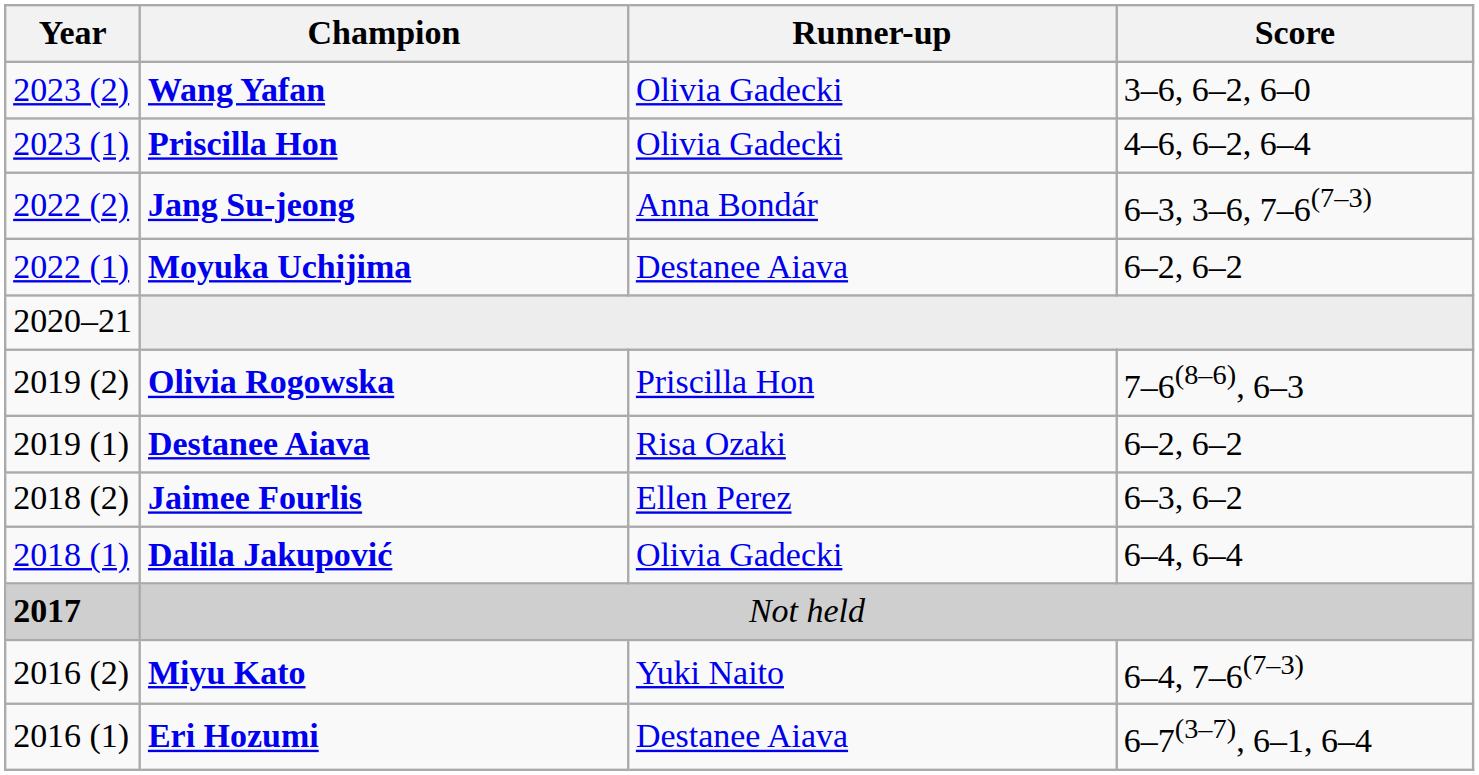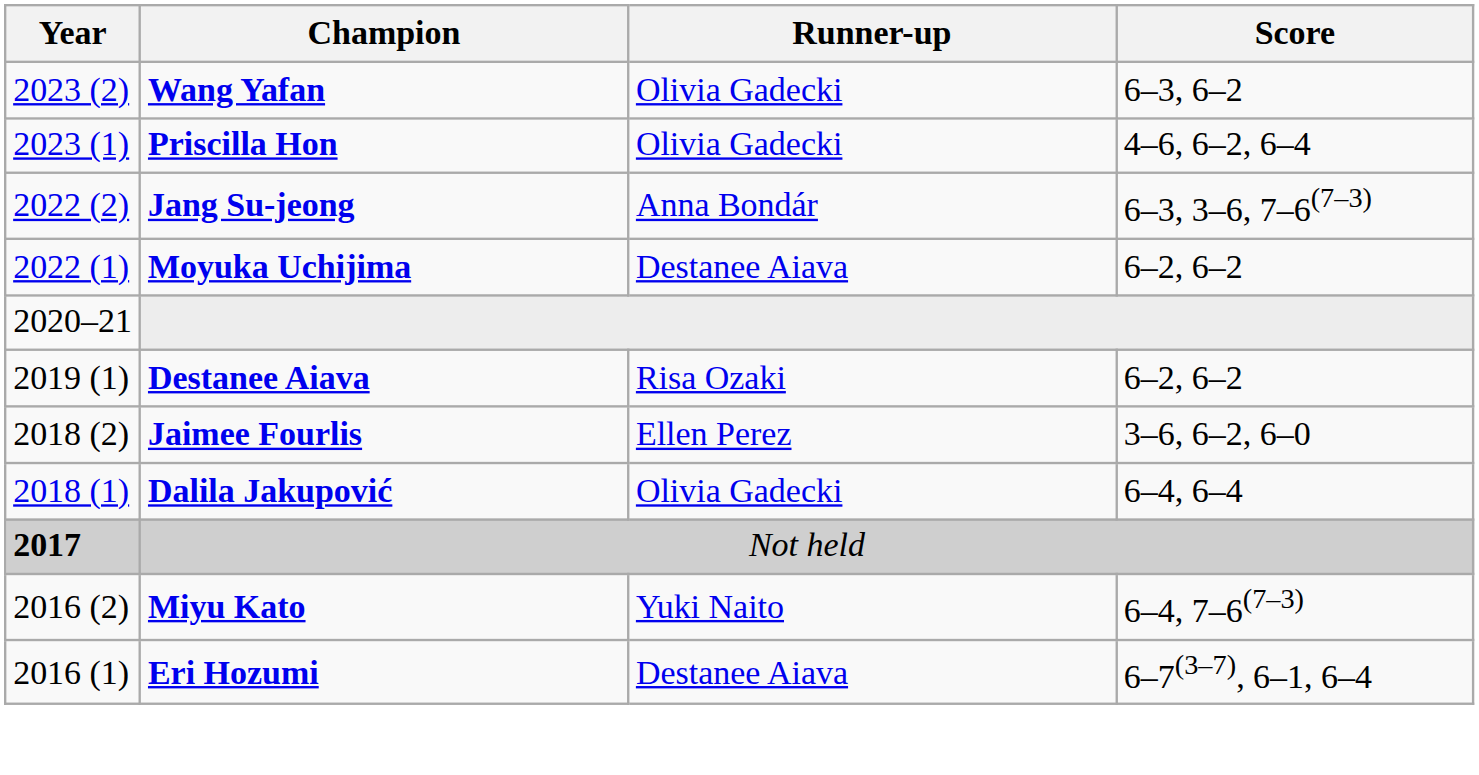(1217, 88) 3–6, 6–2, 6–0 -> (1183, 88) 6–3, 6–2
- row: (271, 382)
(1183, 499) 6–3, 6–2 -> (1217, 434) 3–6, 6–2, 6–0
